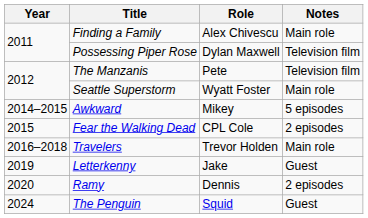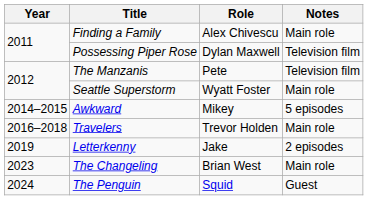- row: (134, 128)
(301, 166) Guest -> (314, 147) 2 episodes
- row: (88, 185)
+ row: (115, 166)
